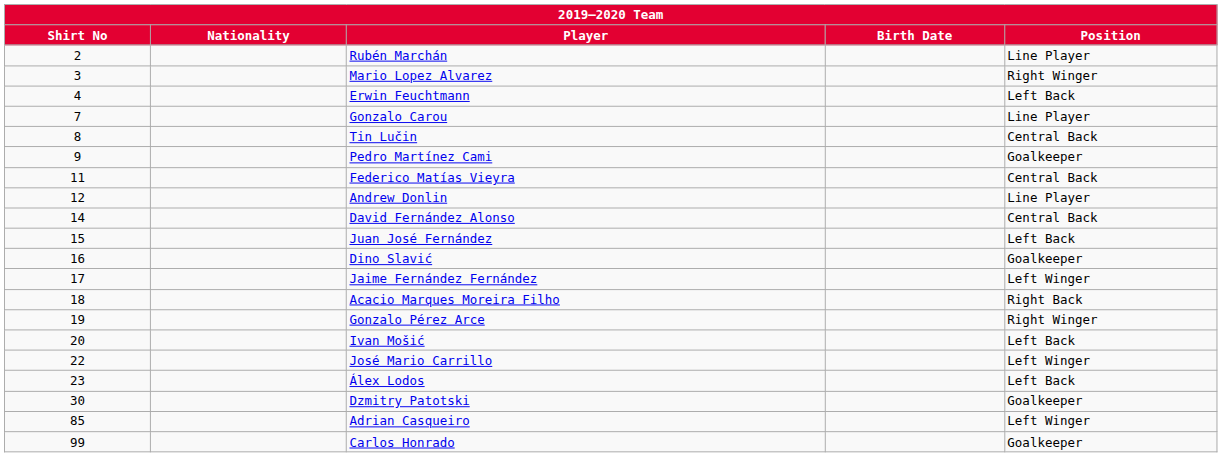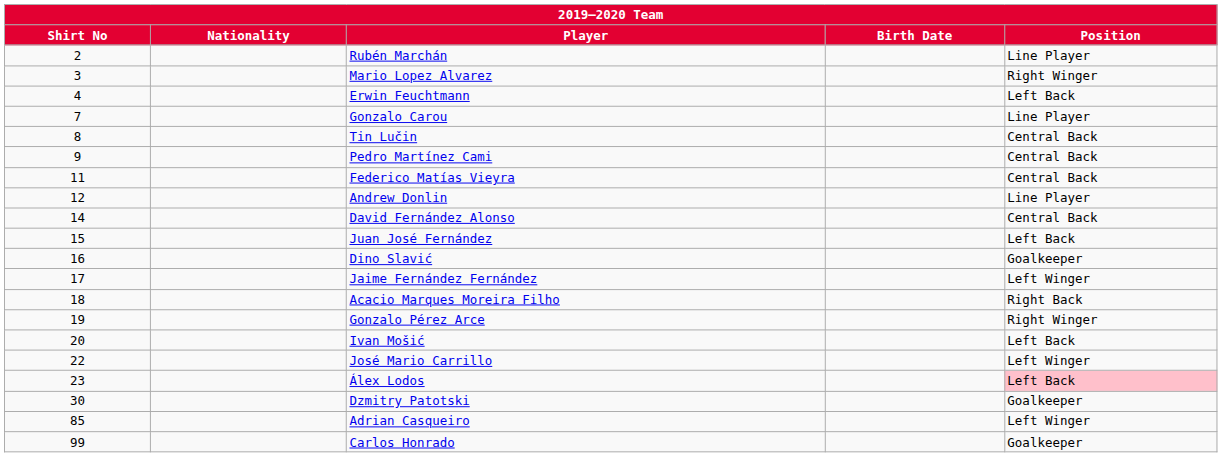(1045, 157) Goalkeeper -> (1052, 157) Central Back
(1041, 381) no background -> (1041, 381) pink background
